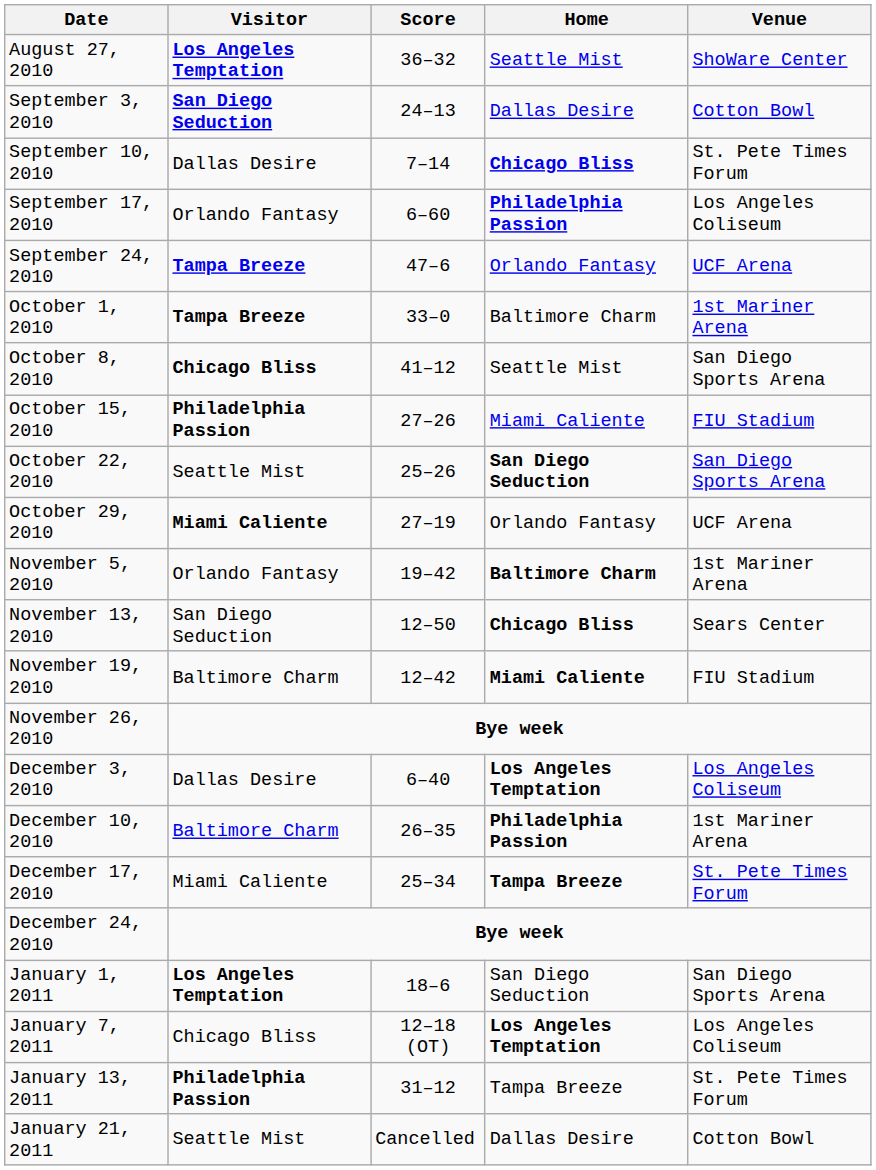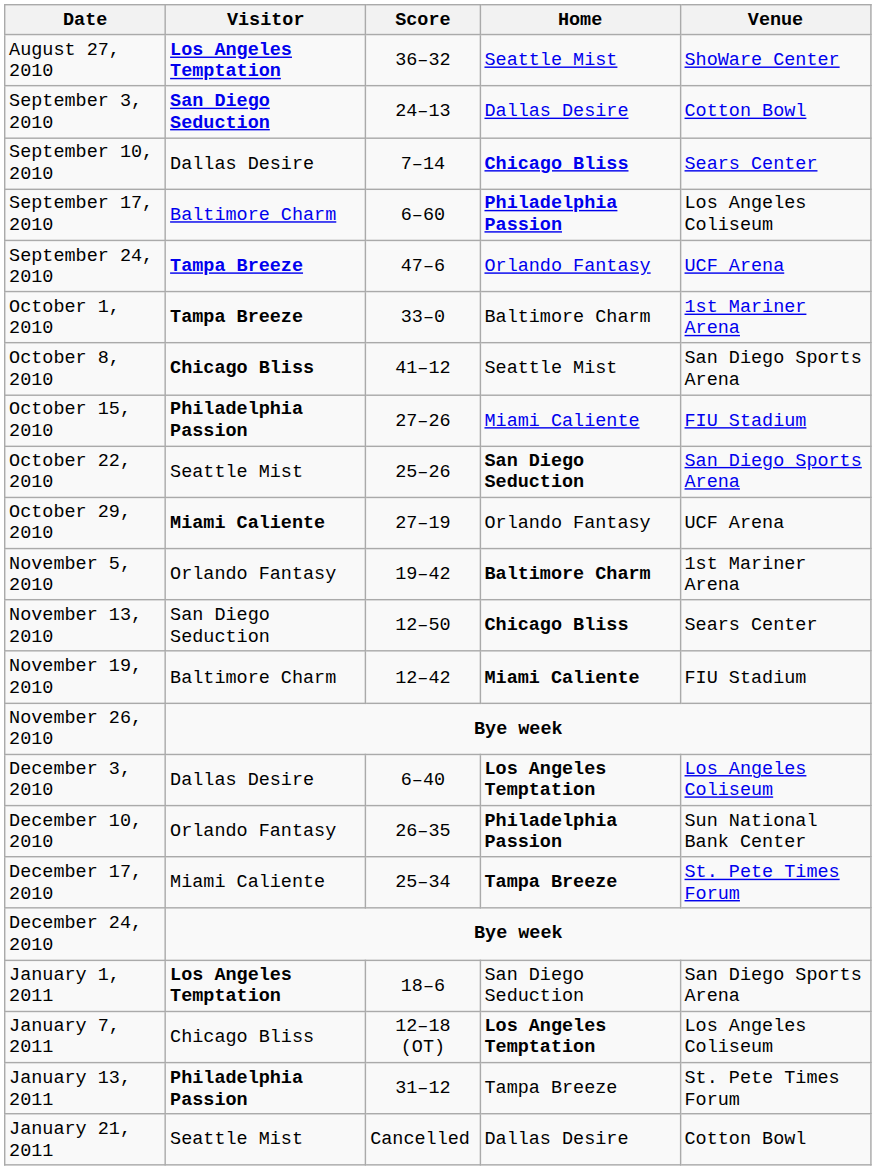(770, 163) St. Pete Times Forum -> (751, 163) Sears Center
(256, 215) Orlando Fantasy -> (253, 215) Baltimore Charm
(256, 831) Baltimore Charm -> (253, 831) Orlando Fantasy
(753, 831) 1st Mariner Arena -> (751, 831) Sun National Bank Center
